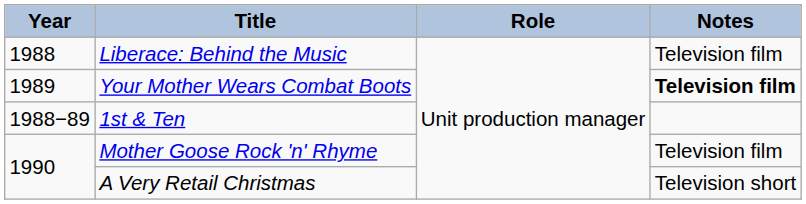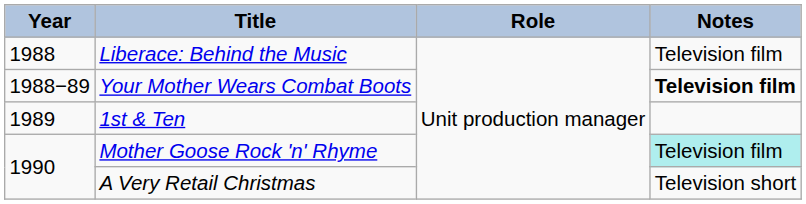(32, 86) 1989 -> (50, 86) 1988−89
(50, 119) 1988−89 -> (32, 119) 1989
(719, 151) no background -> (719, 151) paleturquoise background
